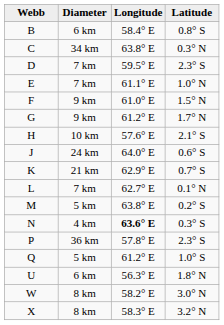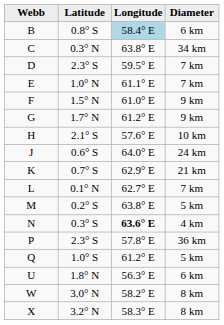columns swapped: (192, 13) <-> (85, 13)
(138, 30) no background -> (138, 30) lightblue background
